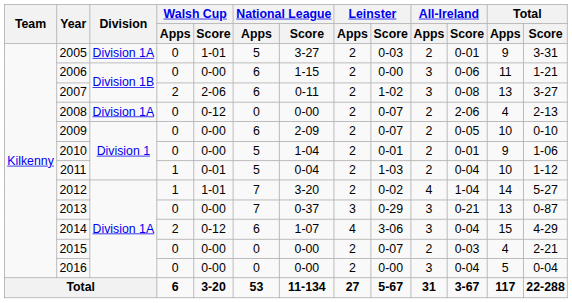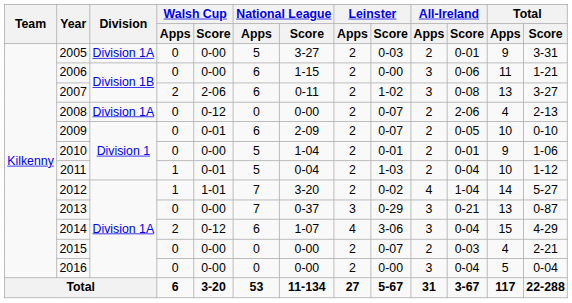(213, 53) 1-01 -> (213, 53) 0-00
(213, 131) 0-00 -> (213, 131) 0-01
